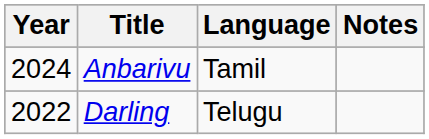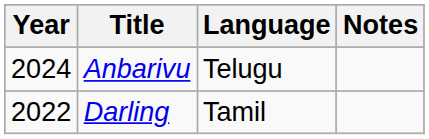(234, 68) Tamil -> (243, 68) Telugu
(243, 111) Telugu -> (234, 111) Tamil
